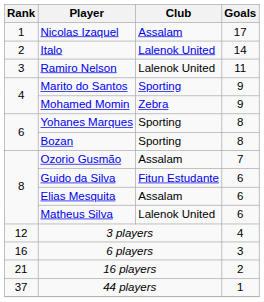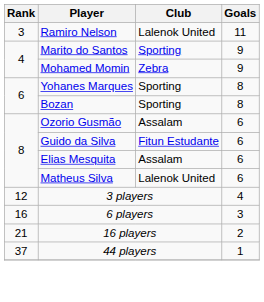- row: (80, 31)
- row: (51, 50)
(240, 159) 7 -> (240, 123) 6
